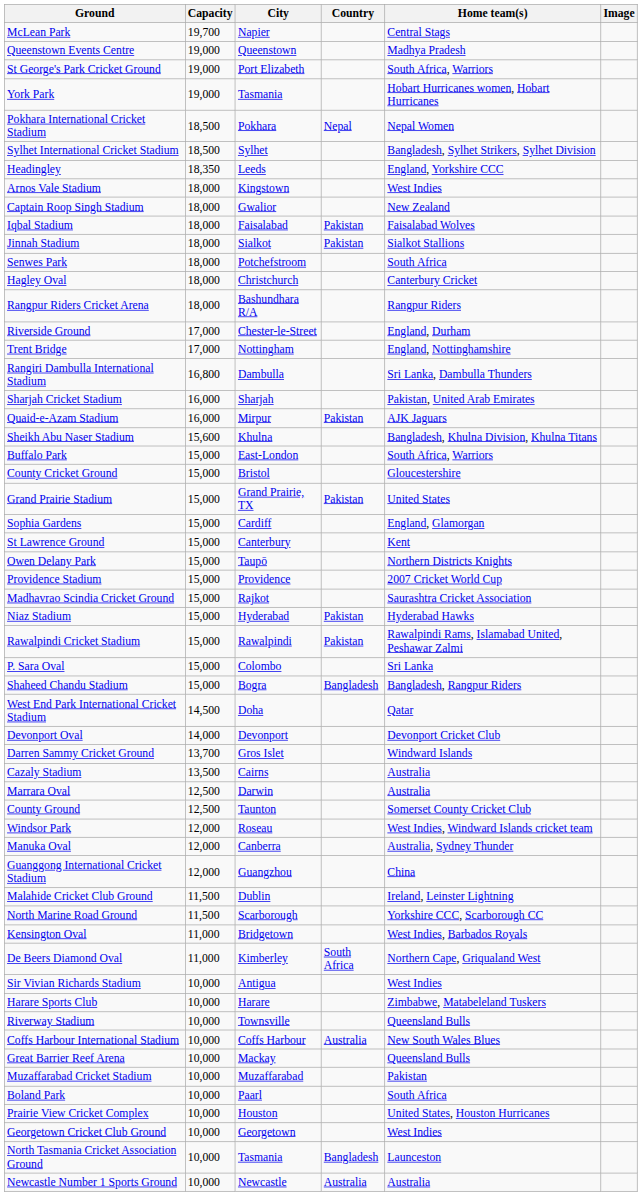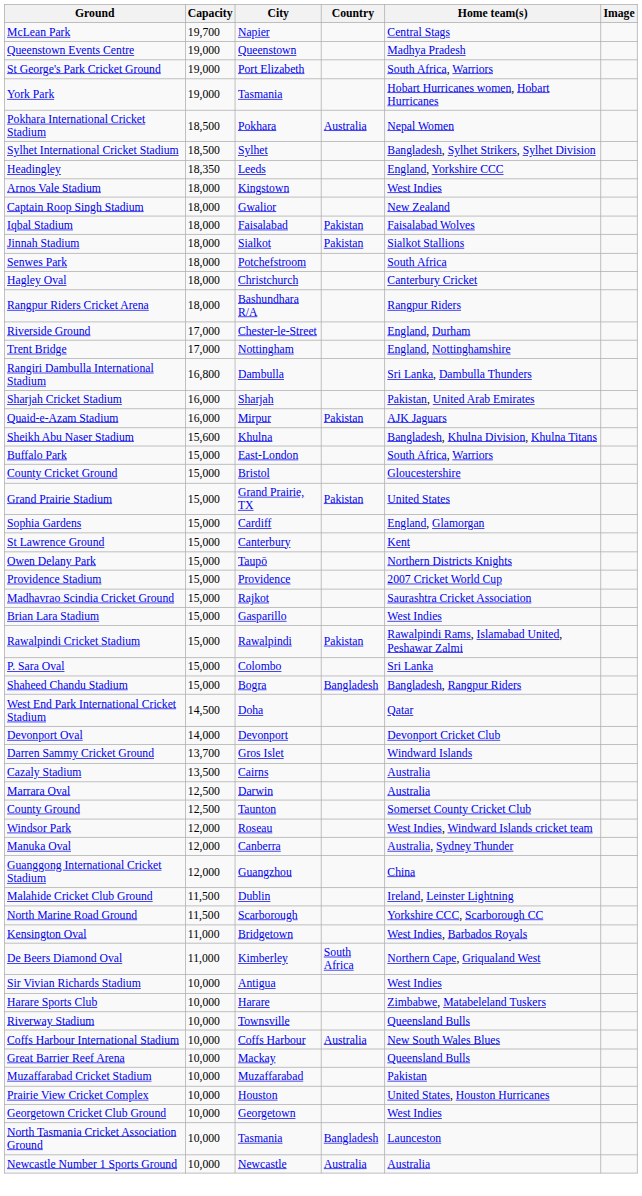(338, 126) Nepal -> (345, 126) Australia
+ row: (53, 616)
- row: (39, 616)
- row: (36, 1095)
